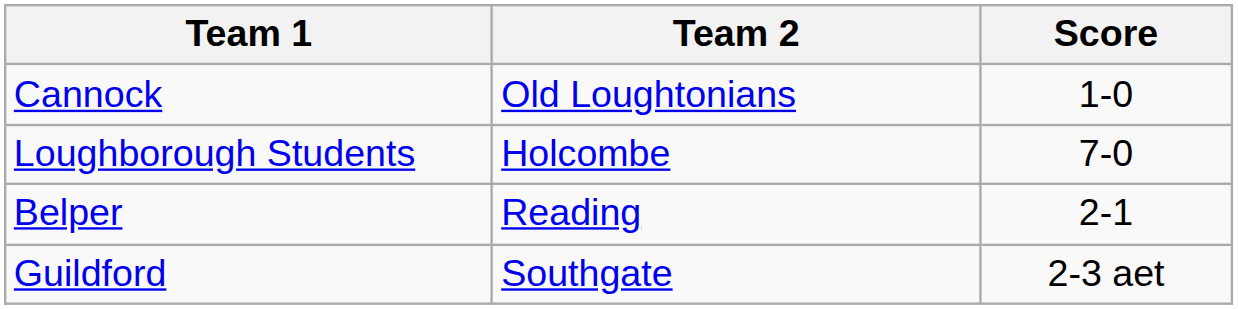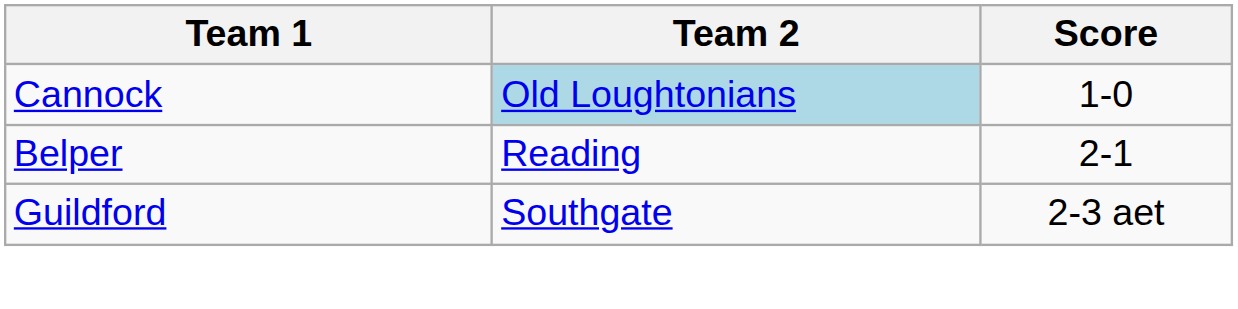(649, 93) no background -> (649, 93) lightblue background
- row: (215, 153)
